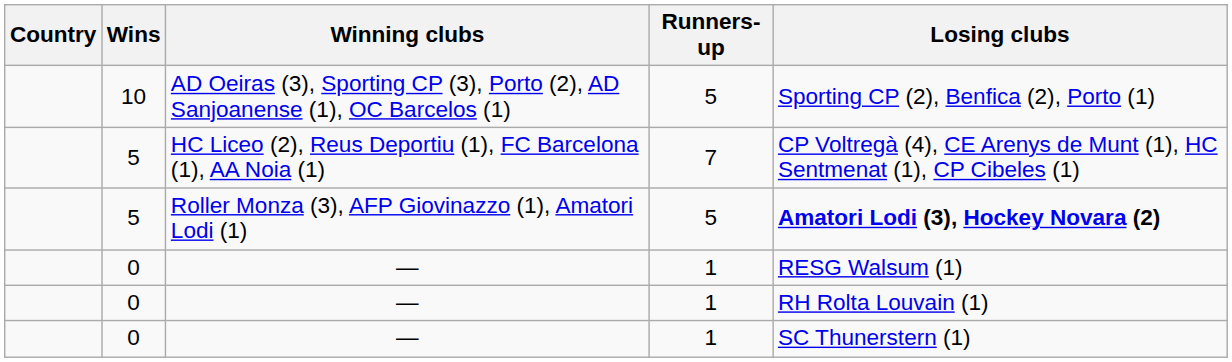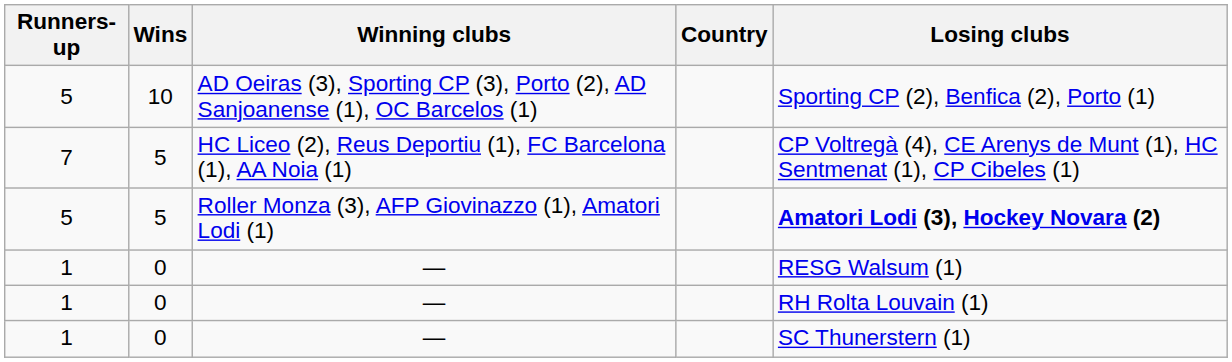columns swapped: (53, 35) <-> (711, 35)
